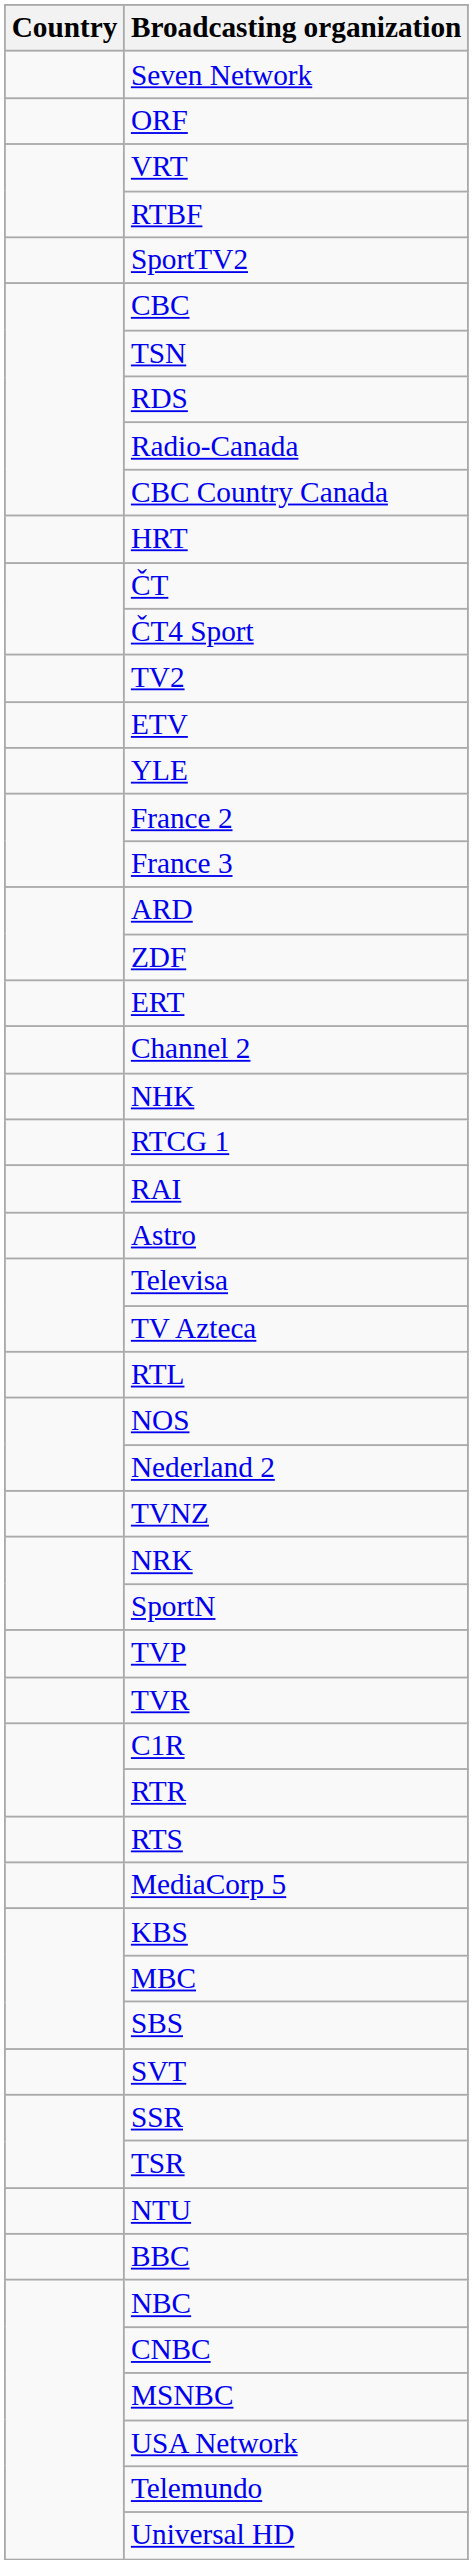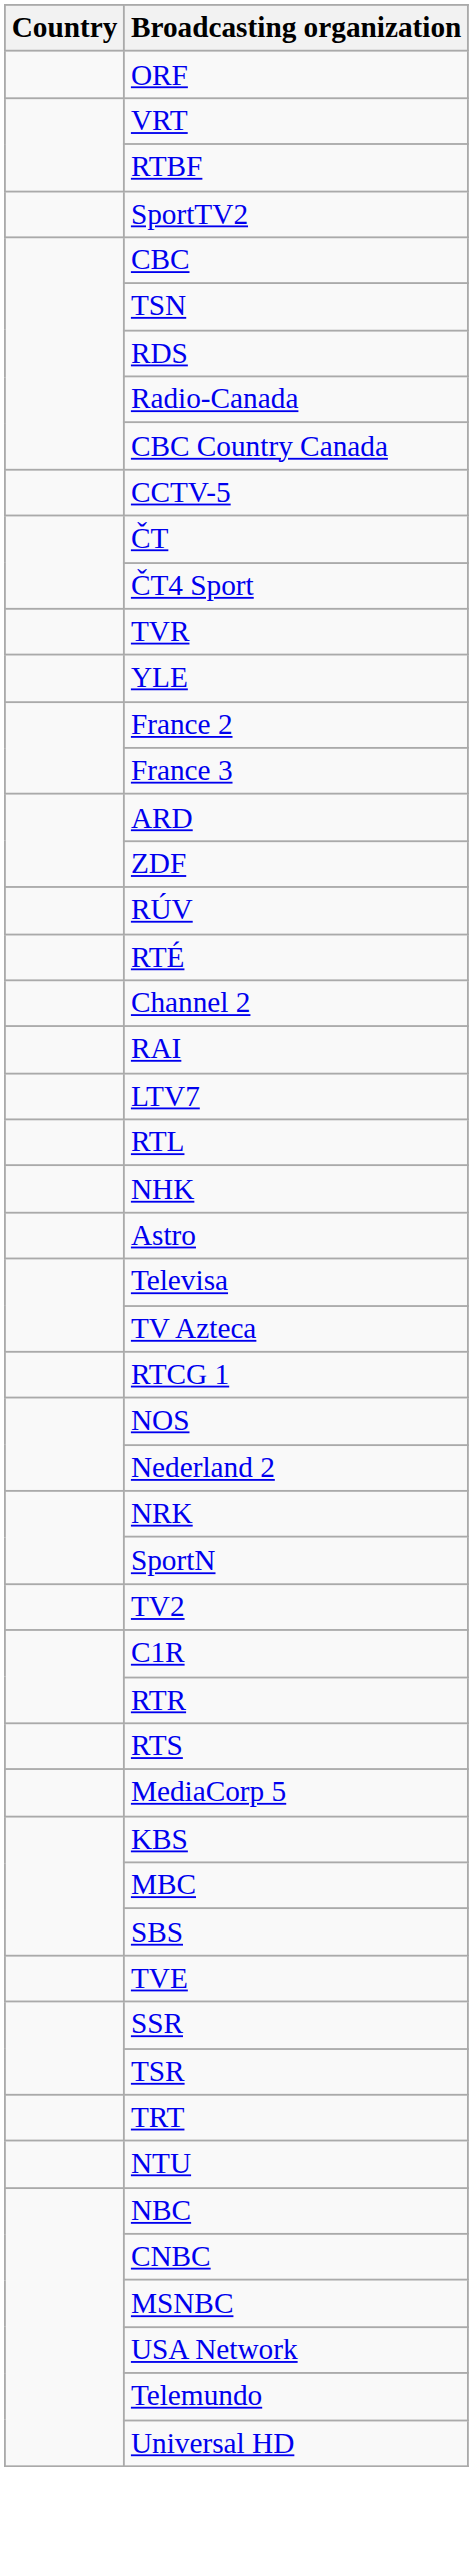- row: (222, 74)
+ row: (181, 492)
- row: (159, 538)
rows swapped: (158, 677) <-> (160, 1699)
- row: (159, 724)
- row: (158, 1002)
+ row: (162, 910)
+ row: (158, 956)
rows swapped: (156, 1188) <-> (163, 1095)
+ row: (165, 1095)
rows swapped: (158, 1374) <-> (180, 1142)
- row: (170, 1513)
- row: (159, 1652)
+ row: (159, 1978)
- row: (159, 2070)
+ row: (158, 2117)
- row: (160, 2256)
